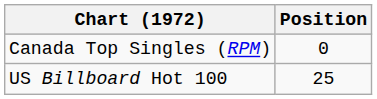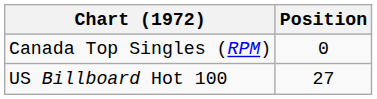(324, 79) 25 -> (324, 79) 27
